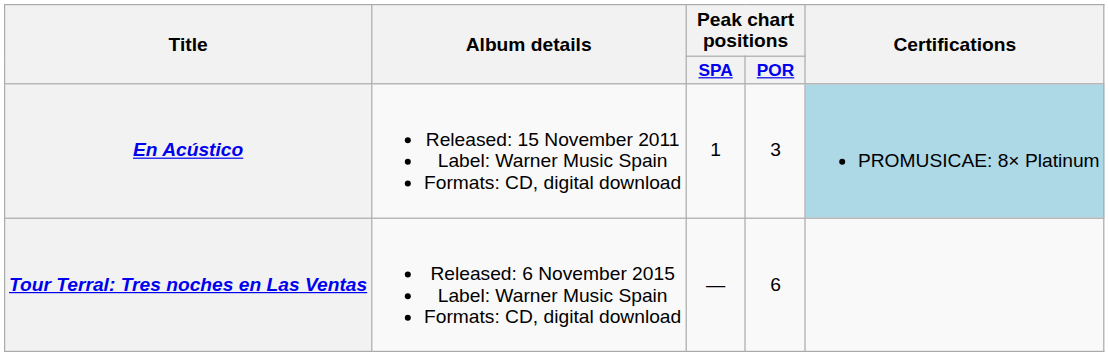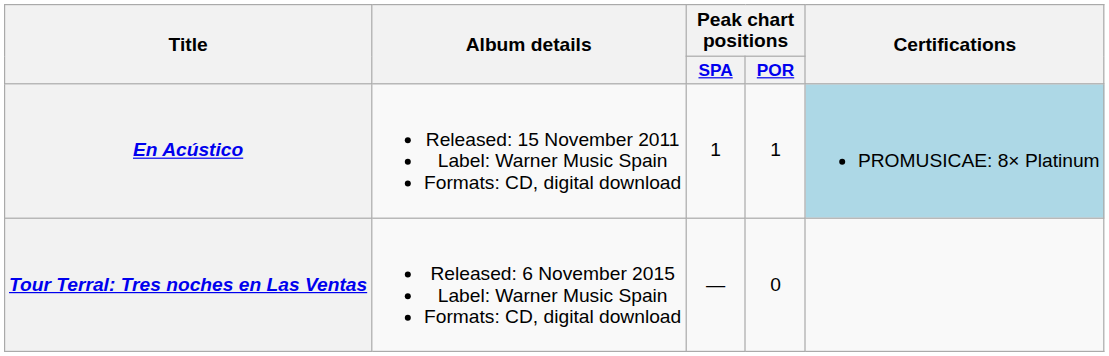(776, 150) 3 -> (776, 150) 1
(776, 284) 6 -> (776, 284) 0
